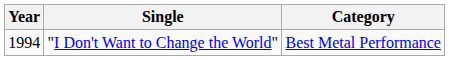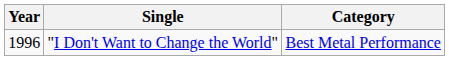(24, 42) 1994 -> (24, 42) 1996
